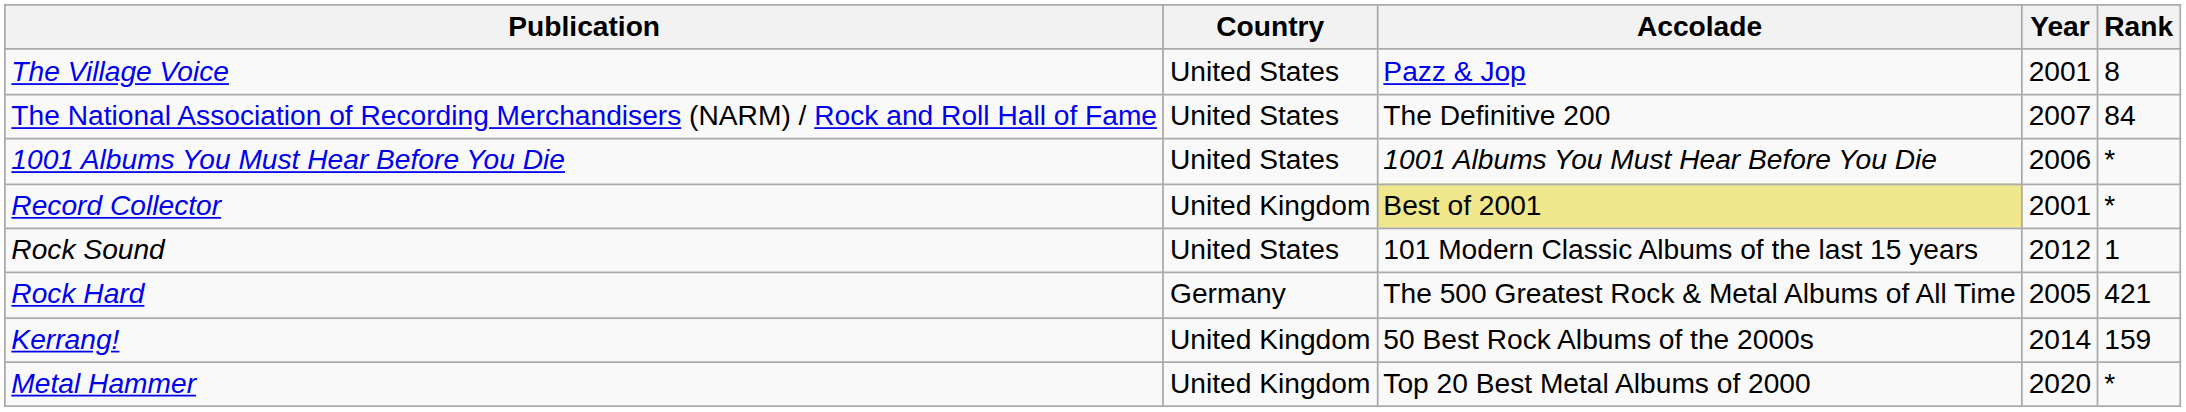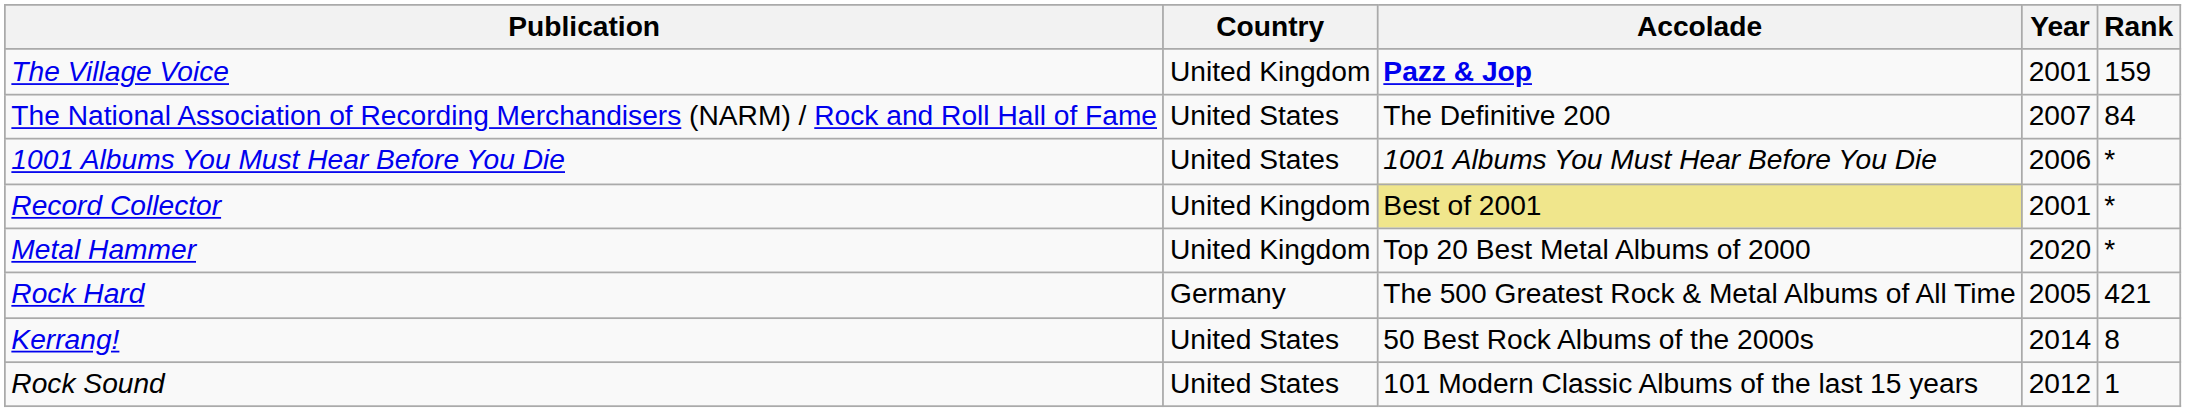(1255, 71) United States -> (1270, 71) United Kingdom
(1455, 71) normal -> (1458, 71) bold
(2112, 71) 8 -> (2128, 71) 159
rows swapped: (88, 250) <-> (104, 384)
(1270, 339) United Kingdom -> (1255, 339) United States
(2128, 339) 159 -> (2112, 339) 8
